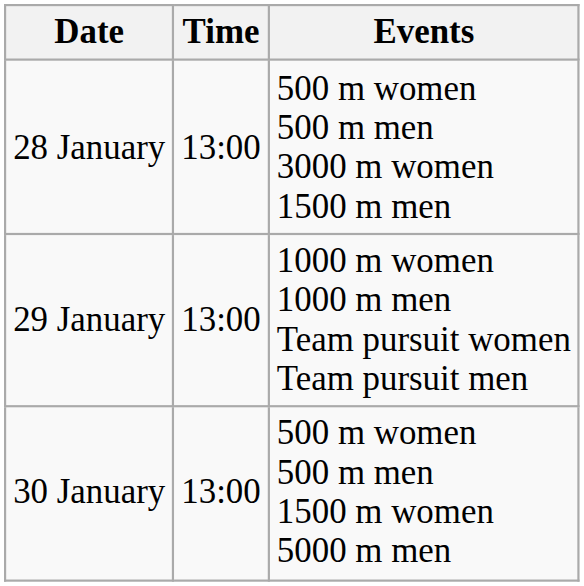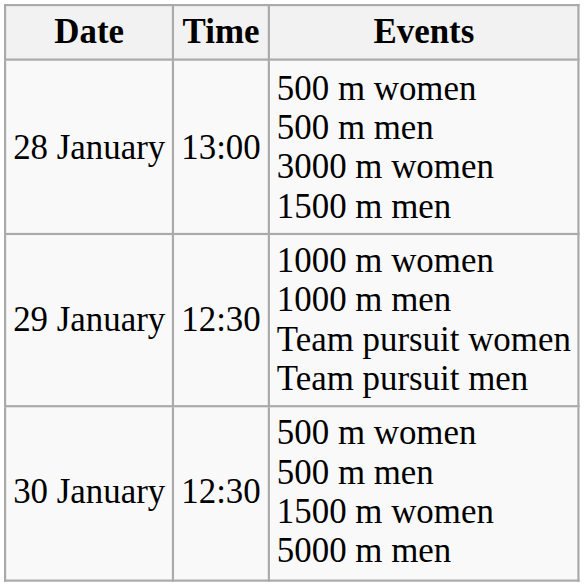(221, 319) 13:00 -> (221, 319) 12:30
(221, 492) 13:00 -> (221, 492) 12:30
